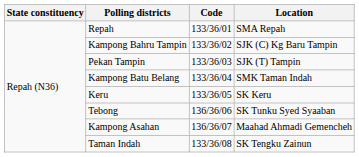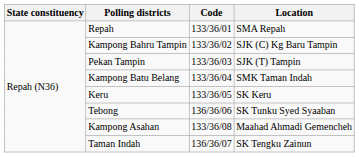(211, 127) 136/36/07 -> (211, 127) 133/36/08
(211, 144) 133/36/08 -> (211, 144) 136/36/07
